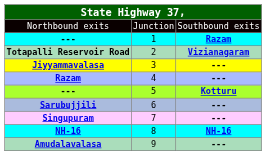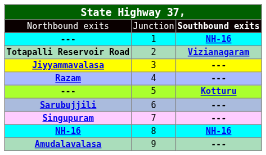(219, 26) normal -> (219, 26) bold
(219, 39) Razam -> (219, 39) NH-16
